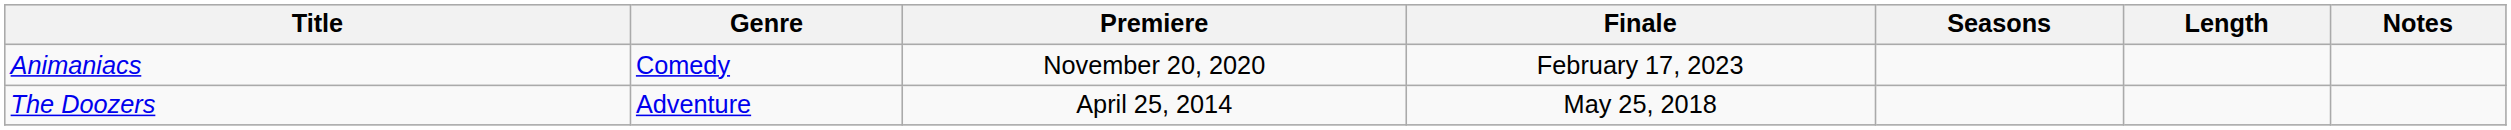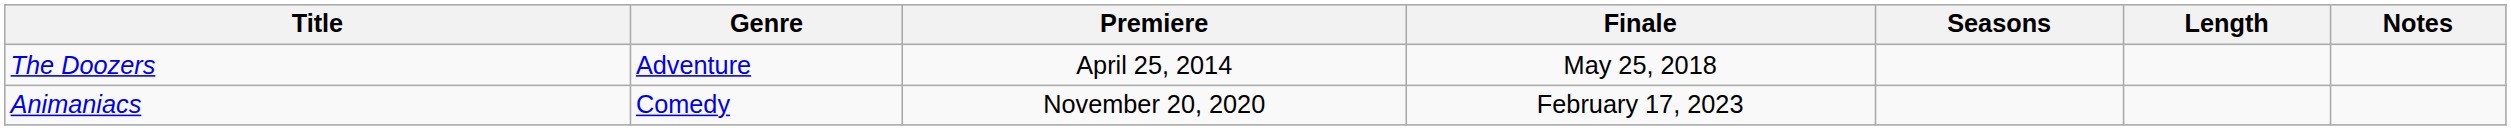rows swapped: (83, 104) <-> (76, 64)
